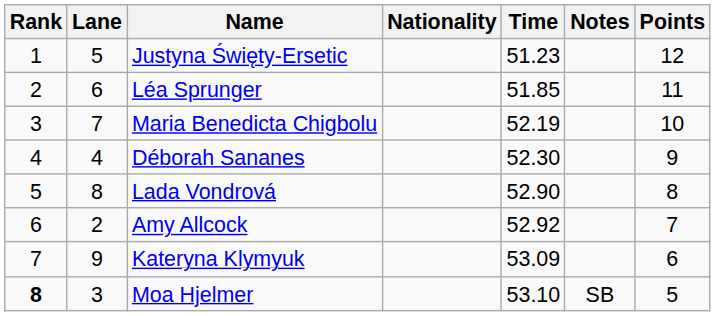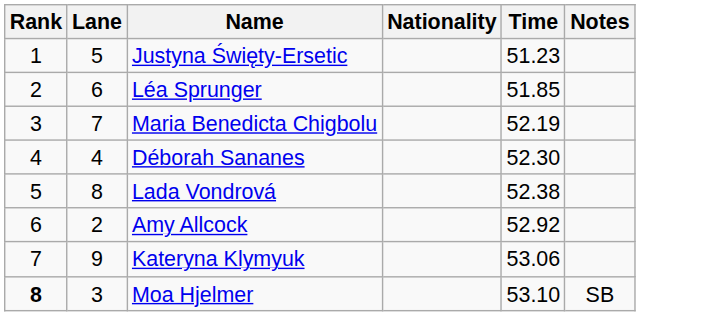- column: (672, 22)
(533, 191) 52.90 -> (533, 191) 52.38
(533, 259) 53.09 -> (533, 259) 53.06
